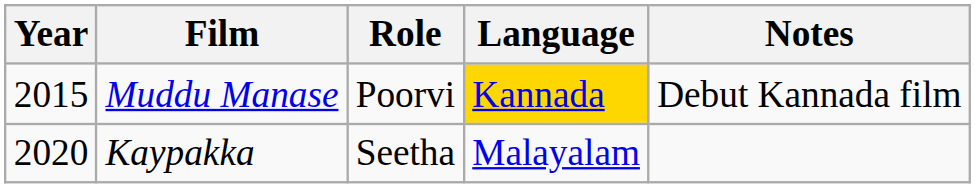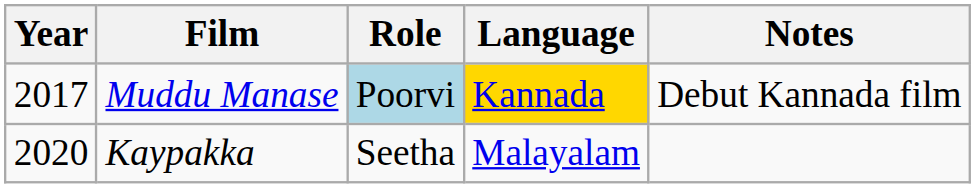(51, 93) 2015 -> (51, 93) 2017
(405, 93) no background -> (405, 93) lightblue background
